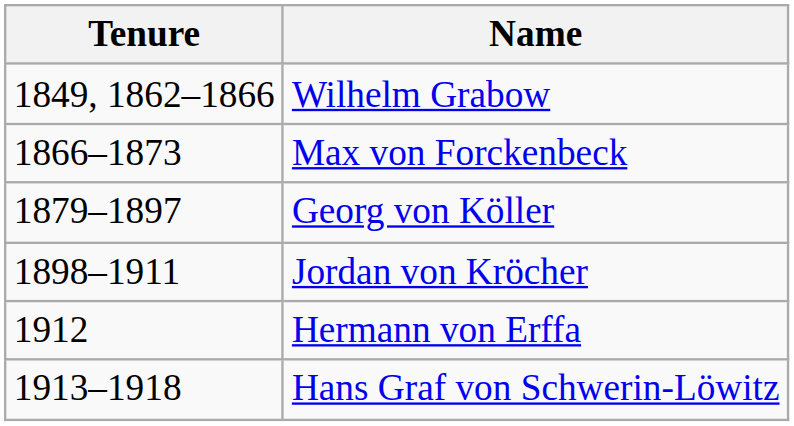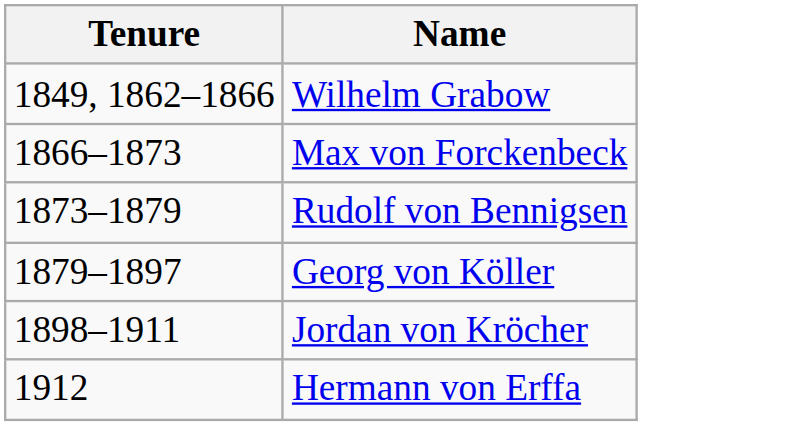+ row: (460, 211)
- row: (536, 388)
